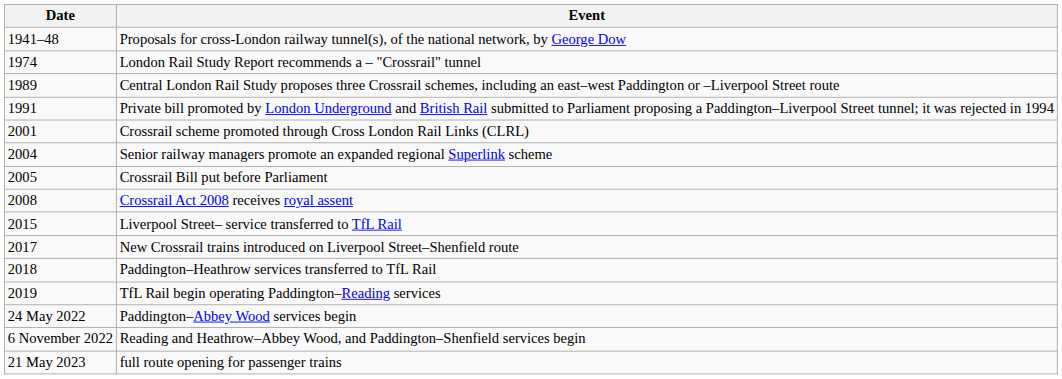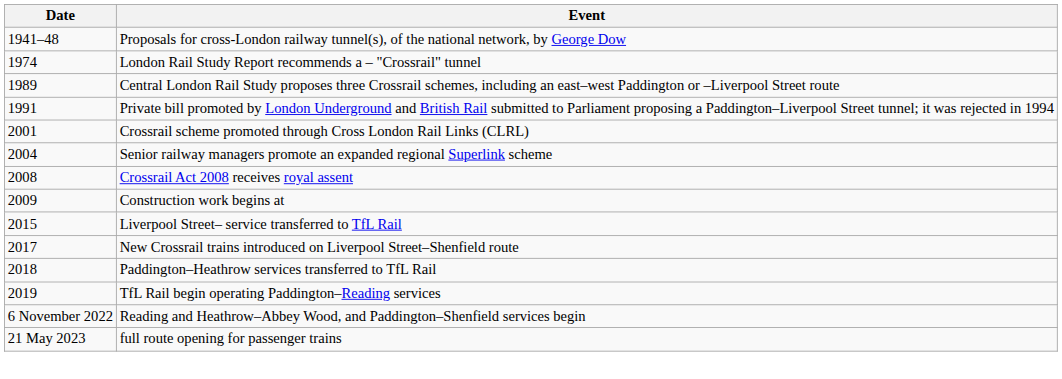- row: (224, 177)
+ row: (202, 200)
- row: (238, 316)
